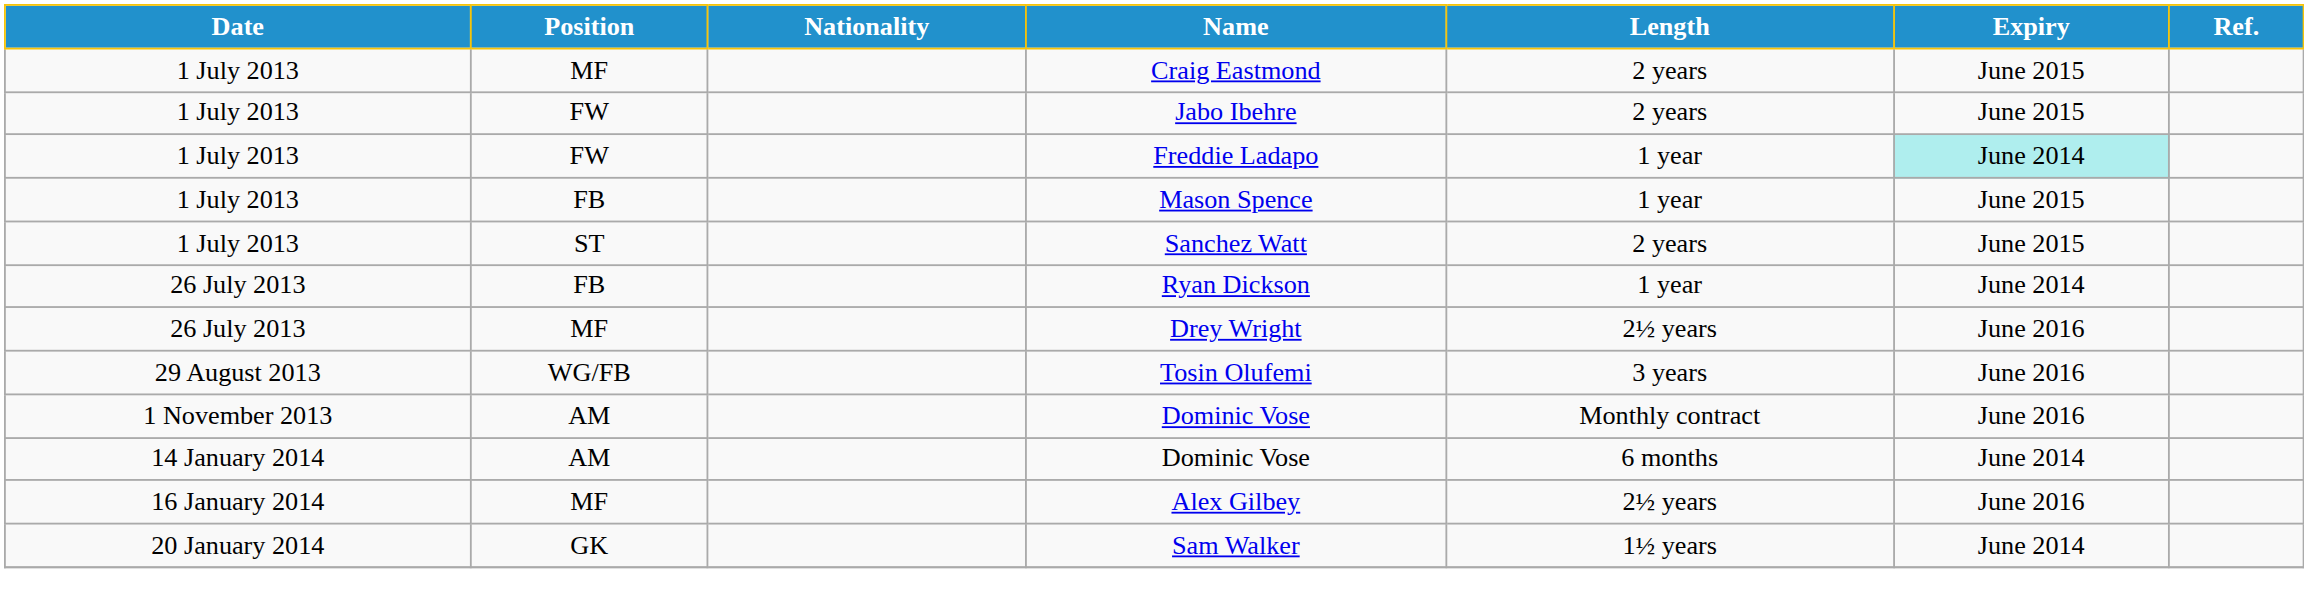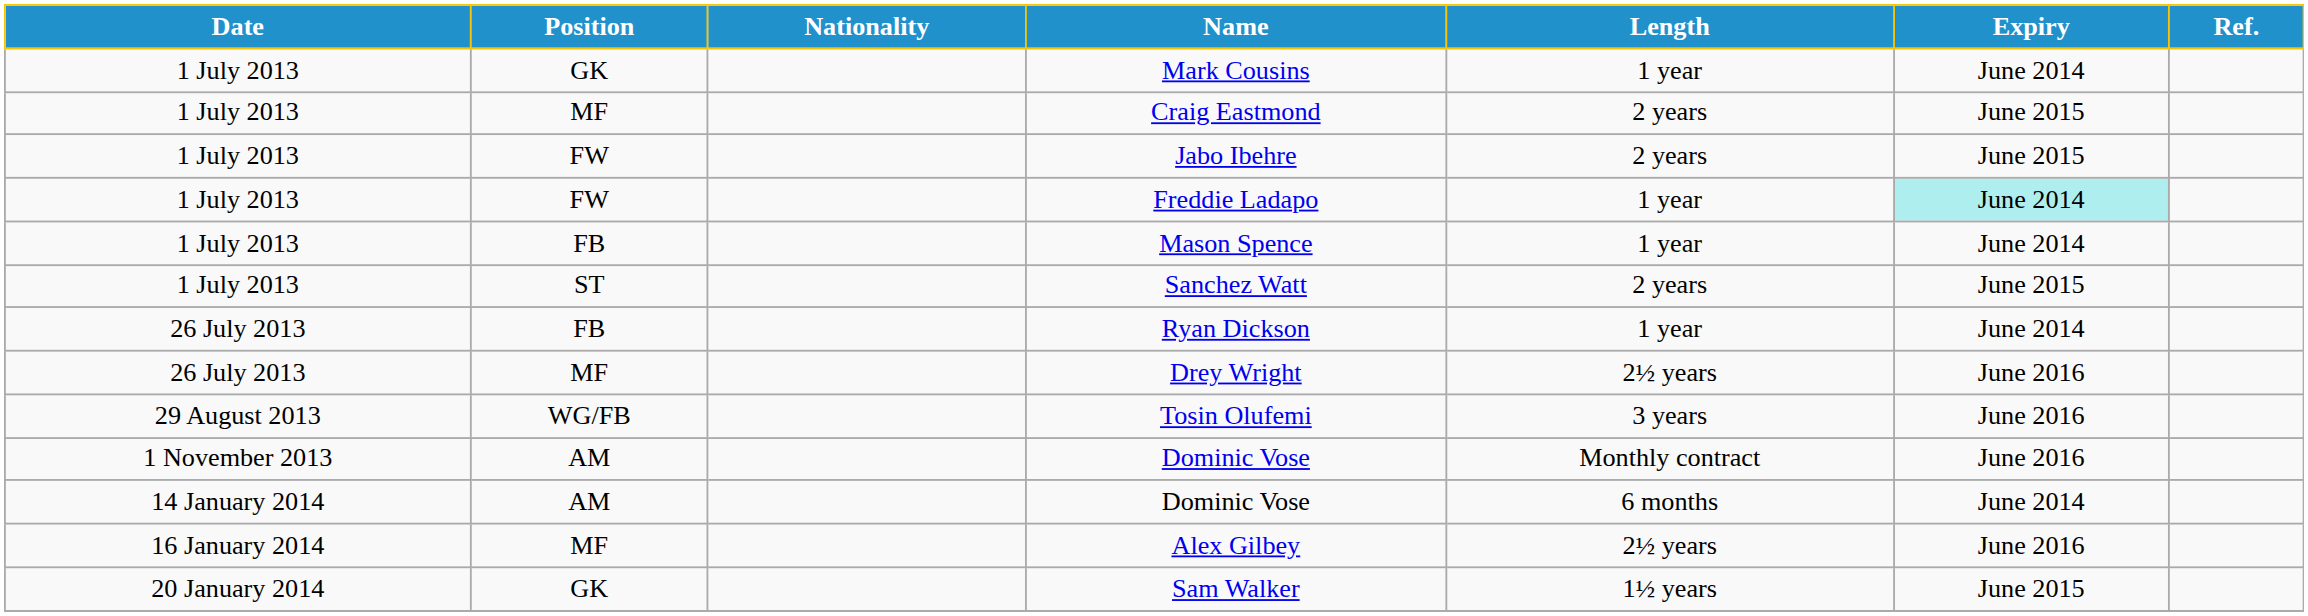+ row: (238, 69)
(2031, 199) June 2015 -> (2031, 242) June 2014
(2031, 545) June 2014 -> (2031, 588) June 2015
